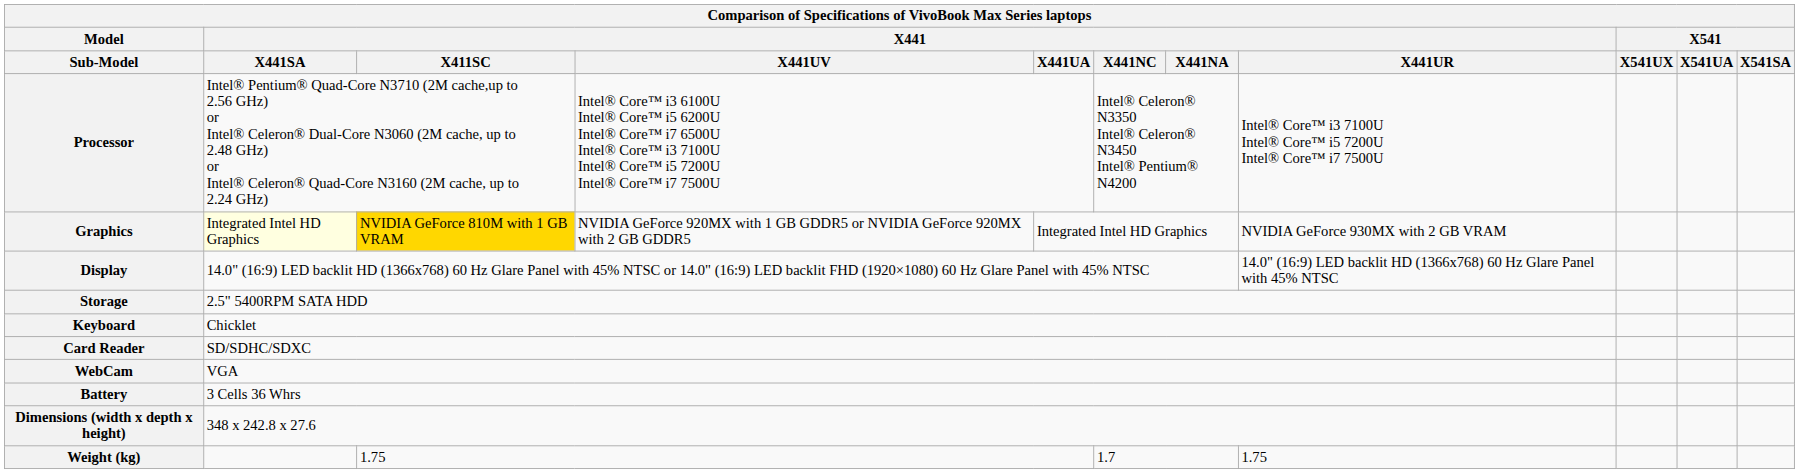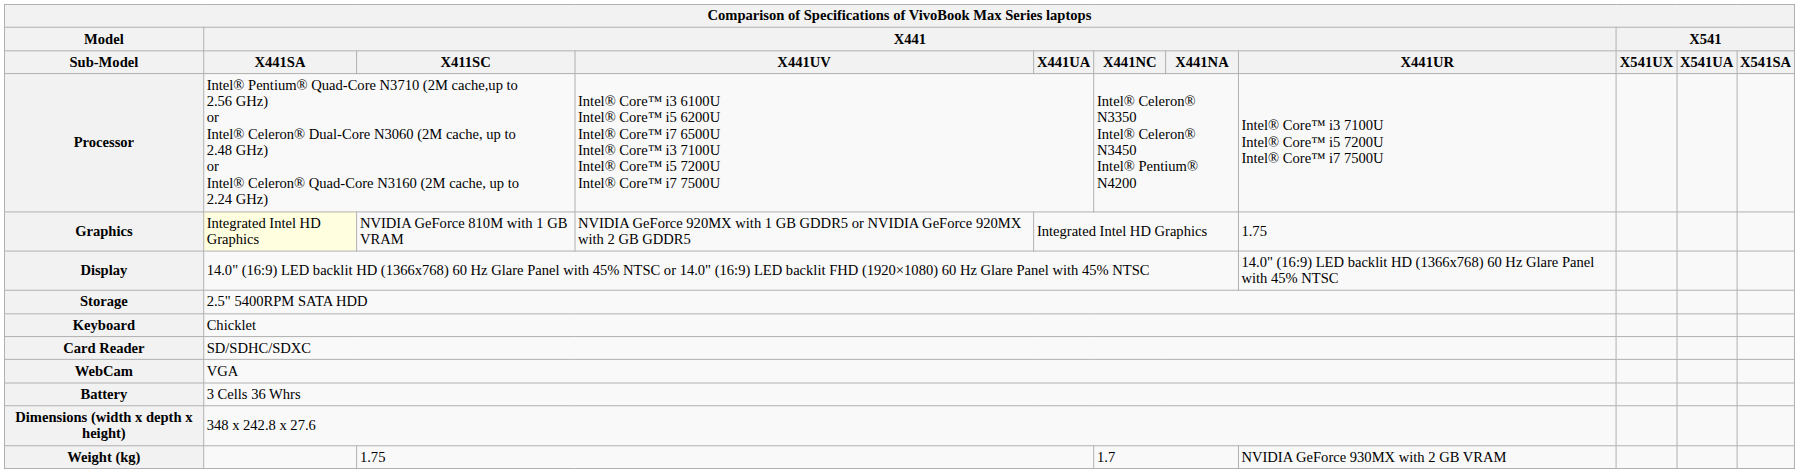(464, 231) gold background -> (464, 231) no background
(1374, 231) NVIDIA GeForce 930MX with 2 GB VRAM -> (1254, 231) 1.75
(1254, 456) 1.75 -> (1374, 456) NVIDIA GeForce 930MX with 2 GB VRAM
